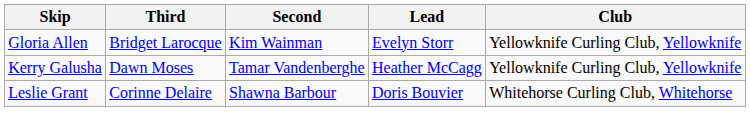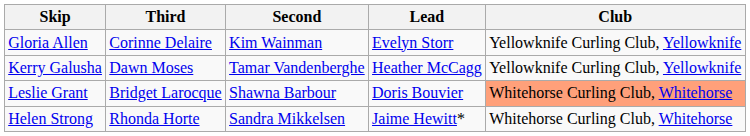(166, 42) Bridget Larocque -> (161, 42) Corinne Delaire
(161, 93) Corinne Delaire -> (166, 93) Bridget Larocque
(611, 93) no background -> (611, 93) lightsalmon background
+ row: (51, 118)
